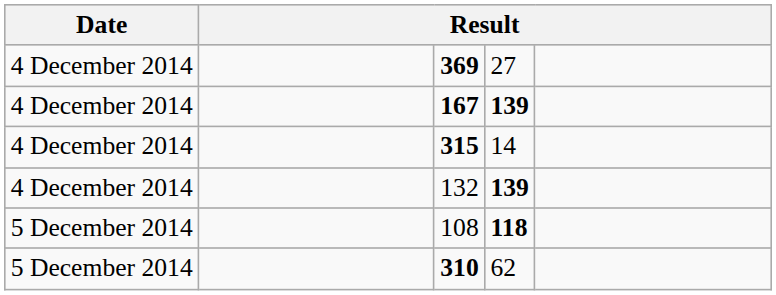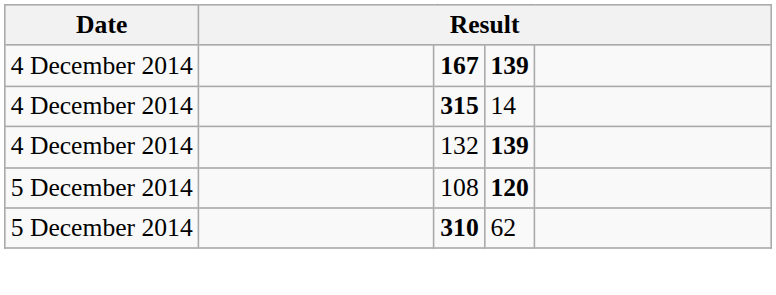- row: (459, 65)
(509, 227) 118 -> (510, 187) 120
